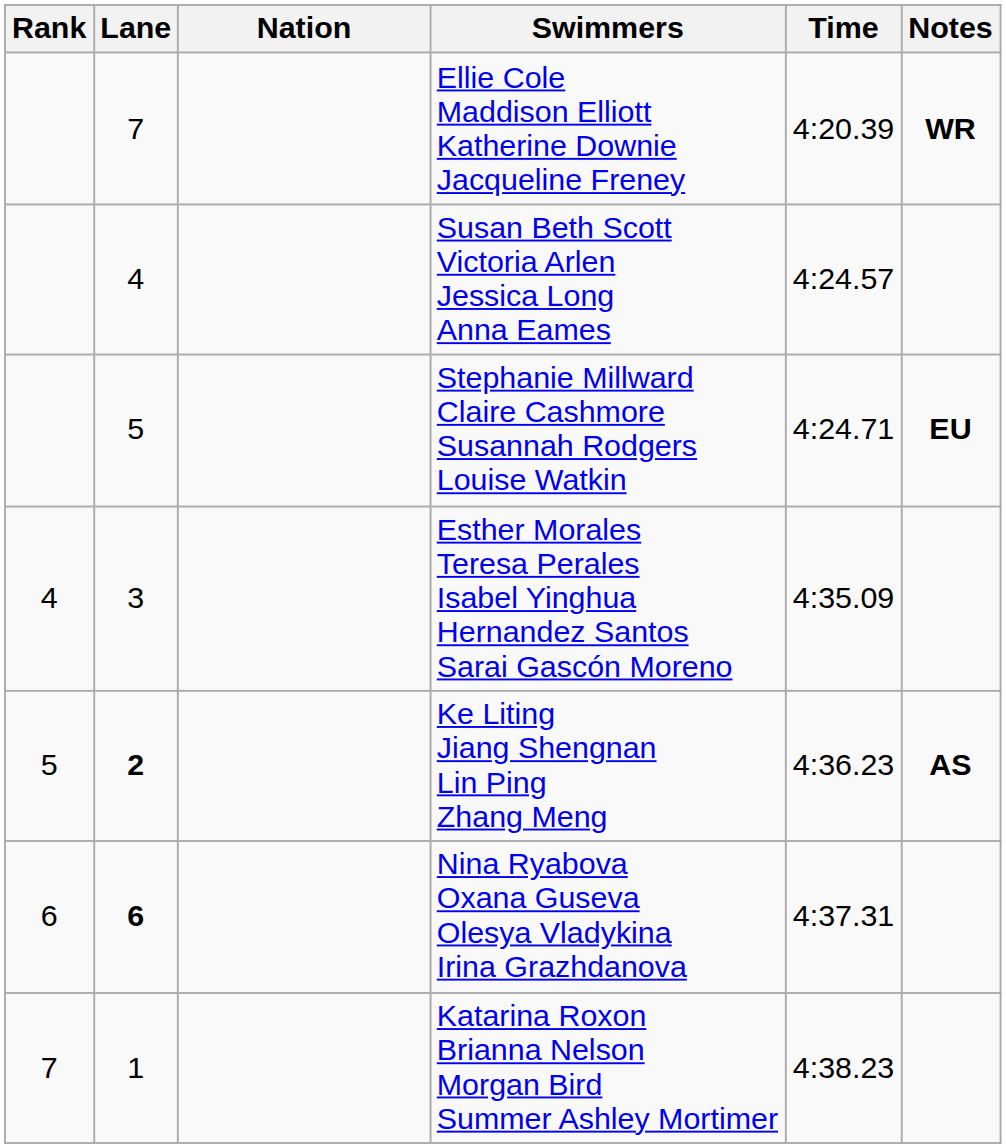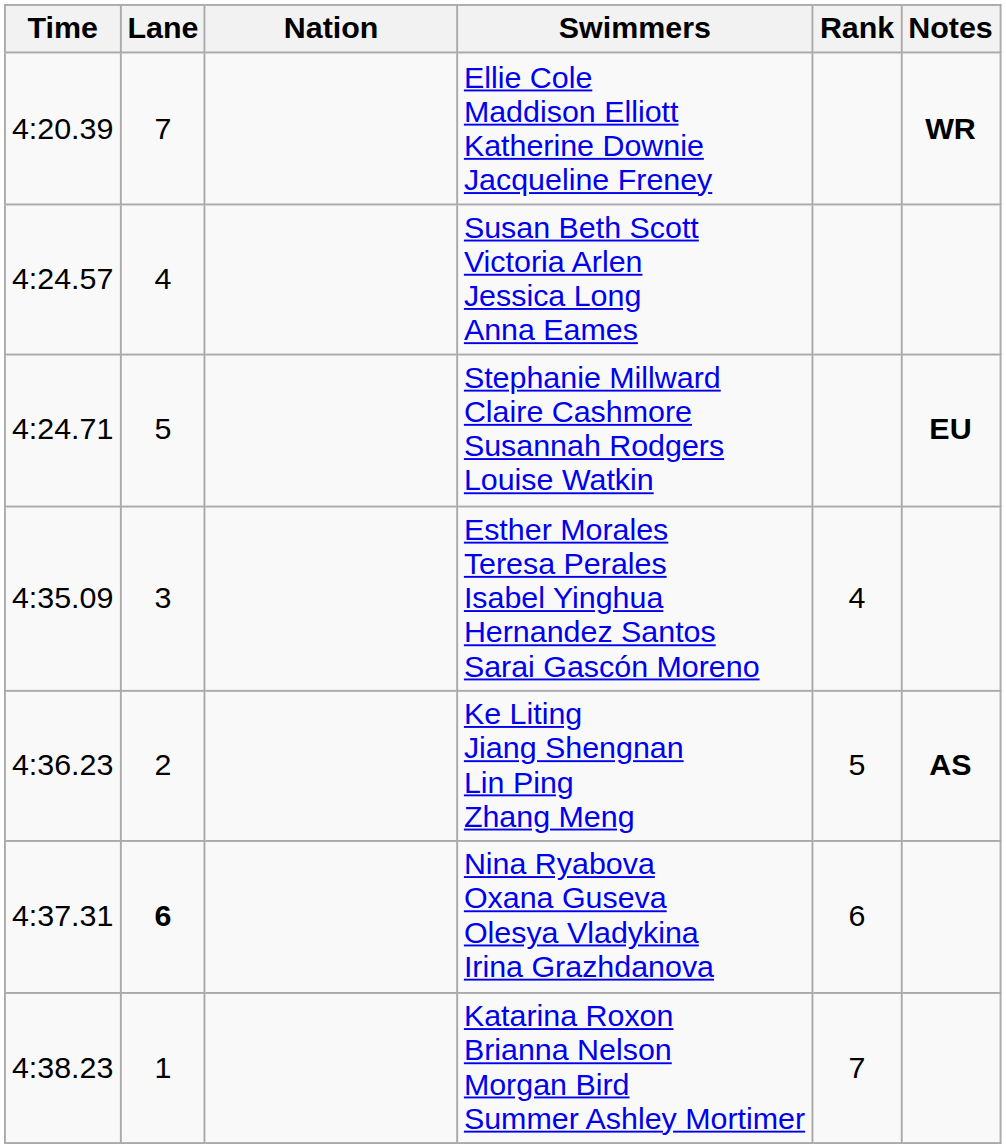columns swapped: (49, 28) <-> (844, 28)
(136, 765) bold -> (163, 765) normal
